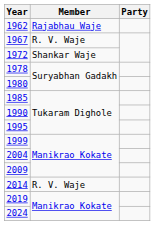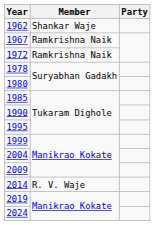(67, 26) Rajabhau Waje -> (64, 26) Shankar Waje
(59, 40) R. V. Waje -> (72, 40) Ramkrishna Naik
(64, 55) Shankar Waje -> (72, 55) Ramkrishna Naik
